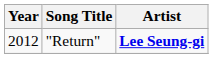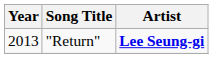(23, 41) 2012 -> (23, 41) 2013
